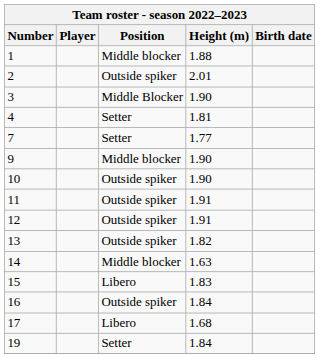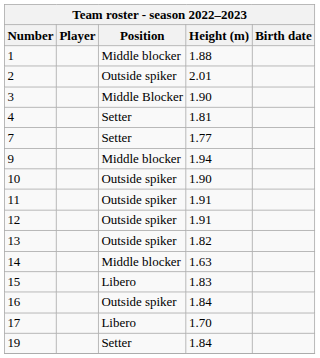(200, 158) 1.90 -> (200, 158) 1.94
(200, 323) 1.68 -> (200, 323) 1.70
